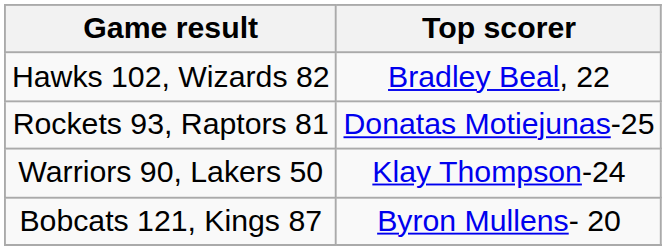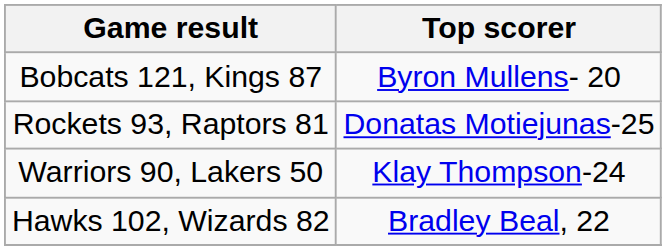rows swapped: (171, 76) <-> (171, 220)
